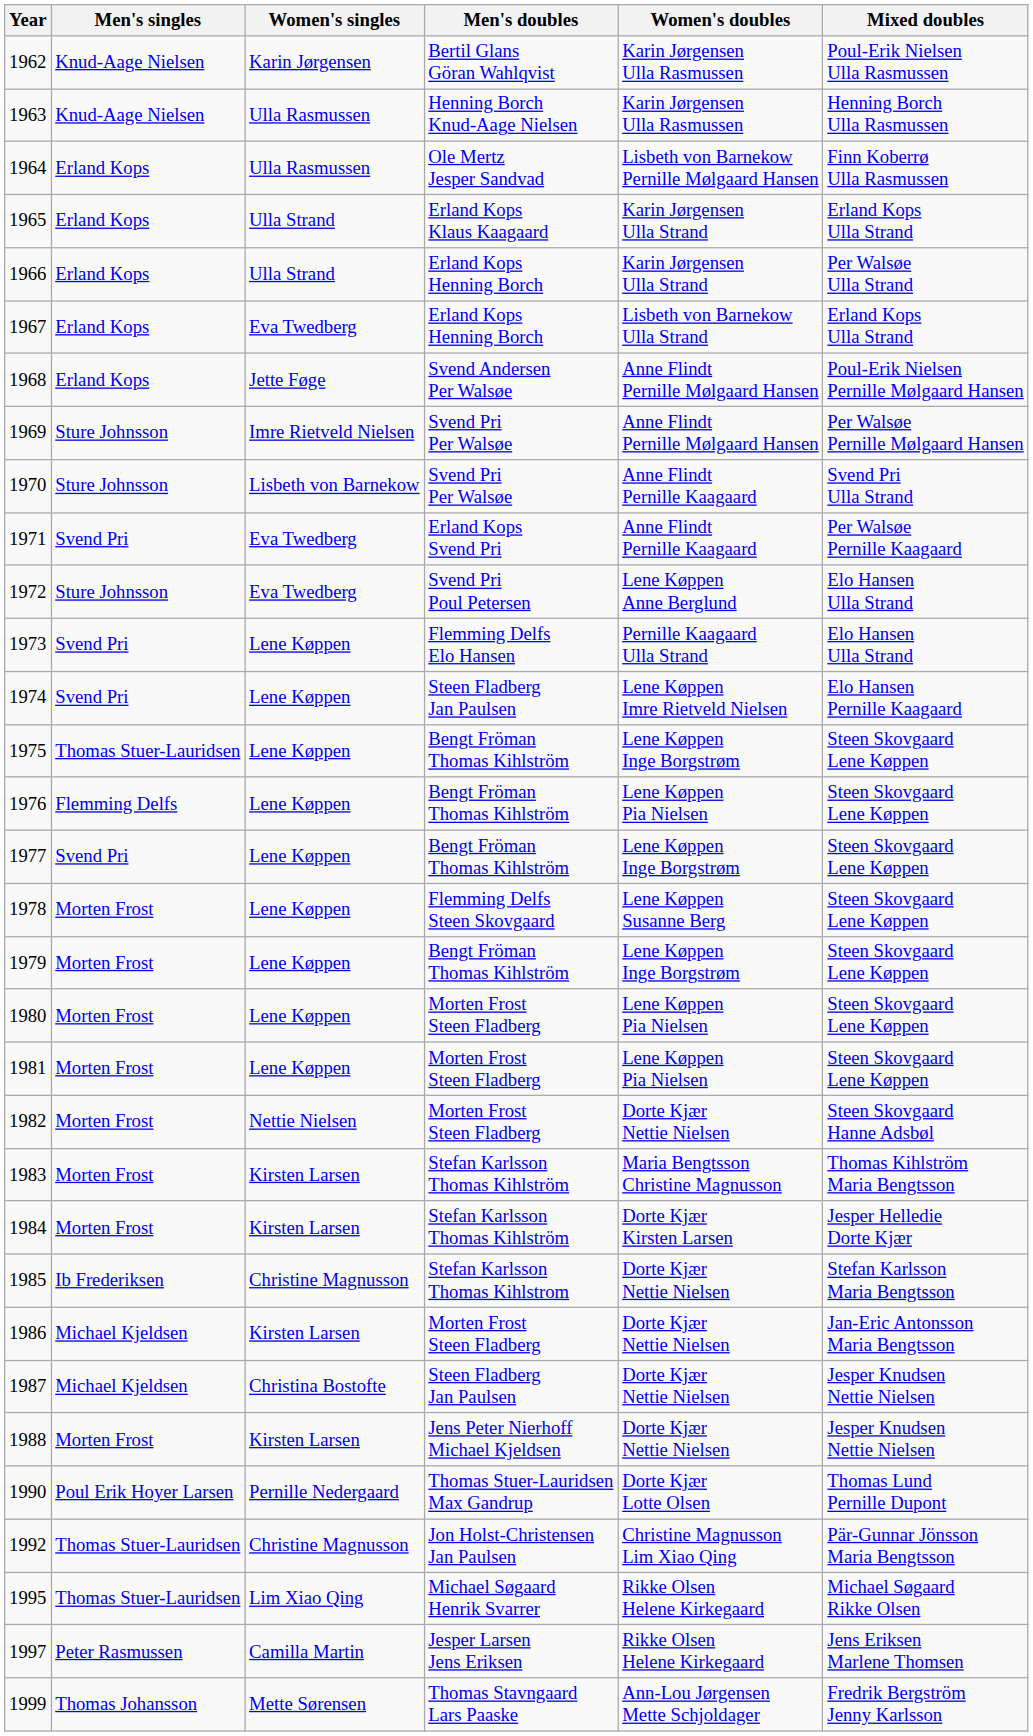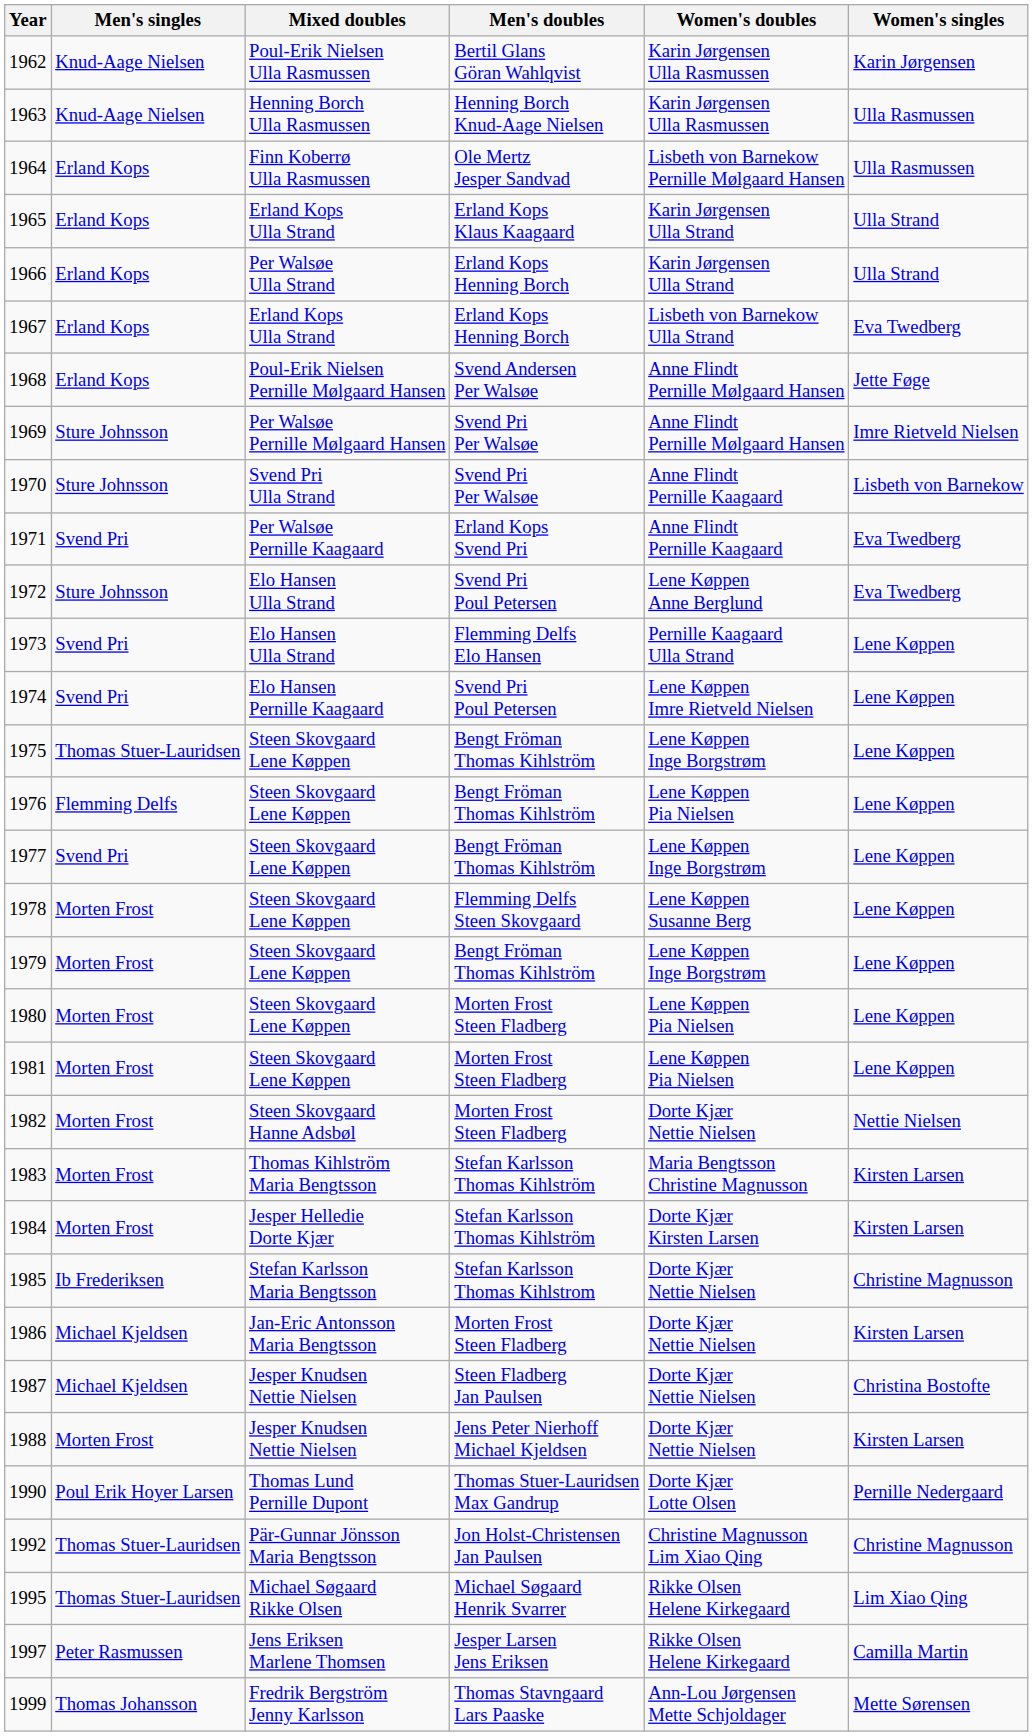columns swapped: (334, 20) <-> (926, 20)
(485, 697) Steen Fladberg Jan Paulsen -> (505, 697) Svend Pri Poul Petersen
